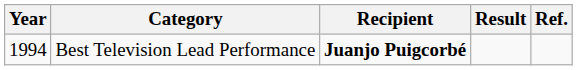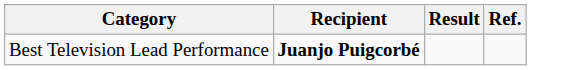- column: (28, 19)
